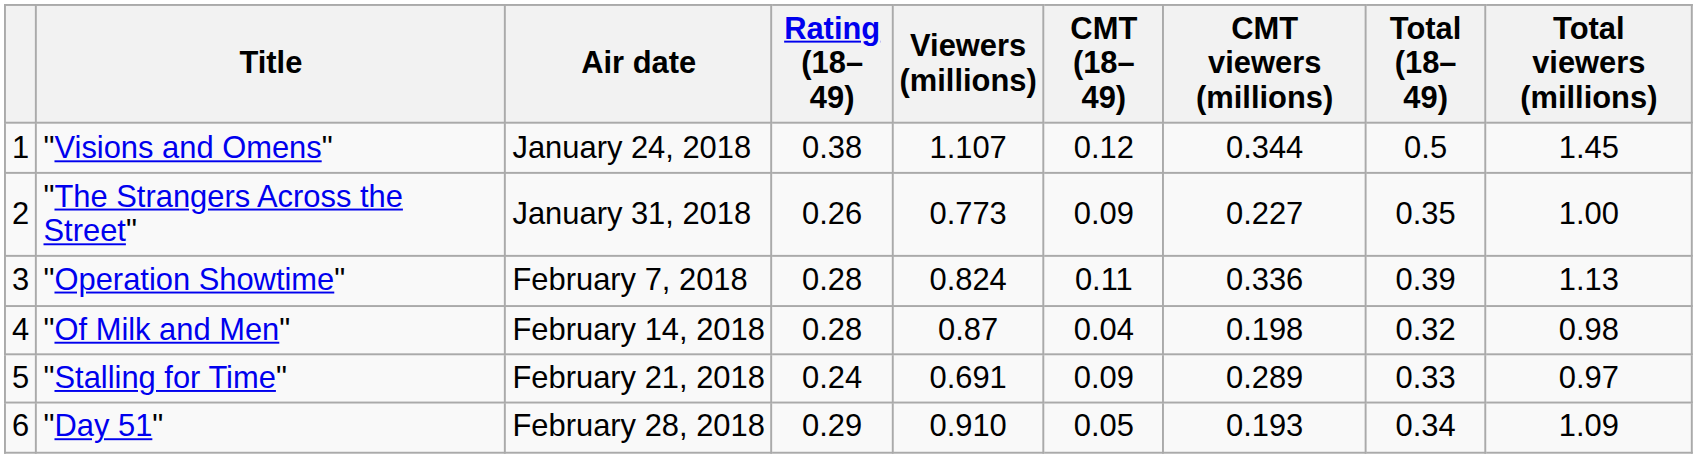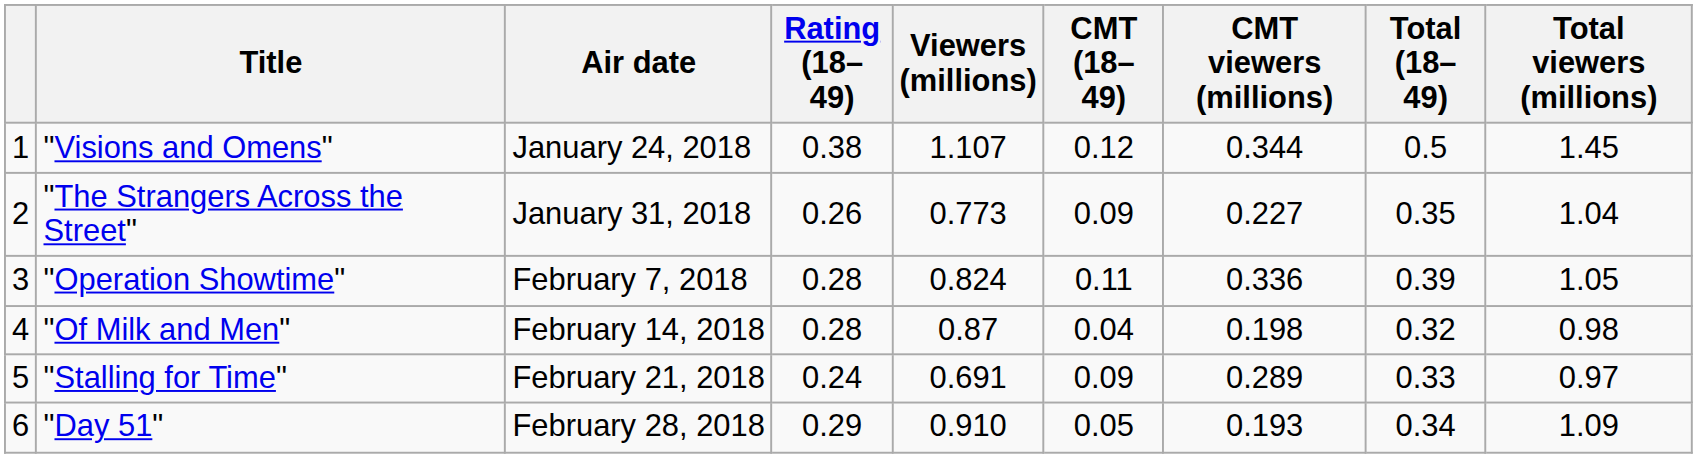(1589, 213) 1.00 -> (1589, 213) 1.04
(1589, 280) 1.13 -> (1589, 280) 1.05
